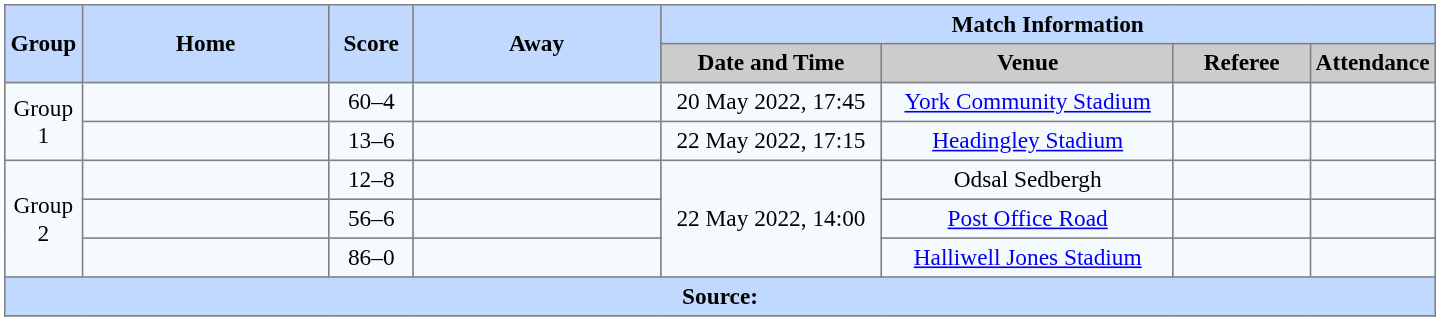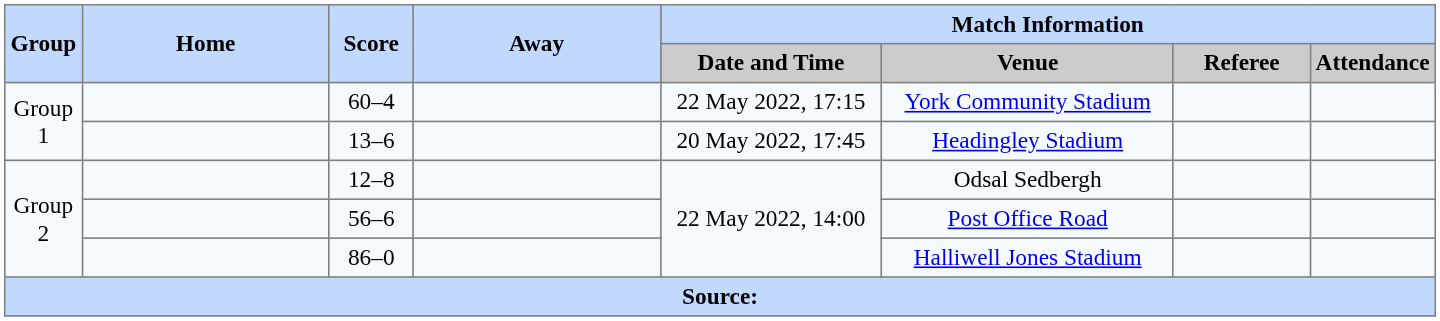(771, 101) 20 May 2022, 17:45 -> (771, 101) 22 May 2022, 17:15
(771, 140) 22 May 2022, 17:15 -> (771, 140) 20 May 2022, 17:45
